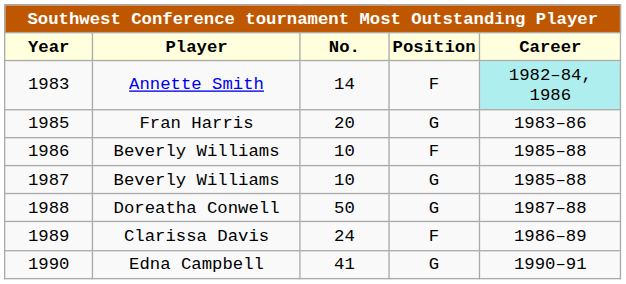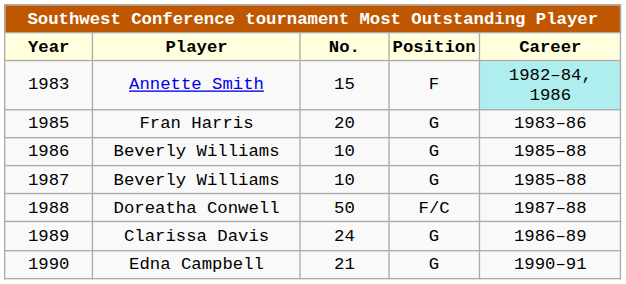(344, 85) 14 -> (344, 85) 15
(434, 151) F -> (434, 151) G
(434, 208) G -> (434, 208) F/C
(434, 236) F -> (434, 236) G
(344, 264) 41 -> (344, 264) 21
